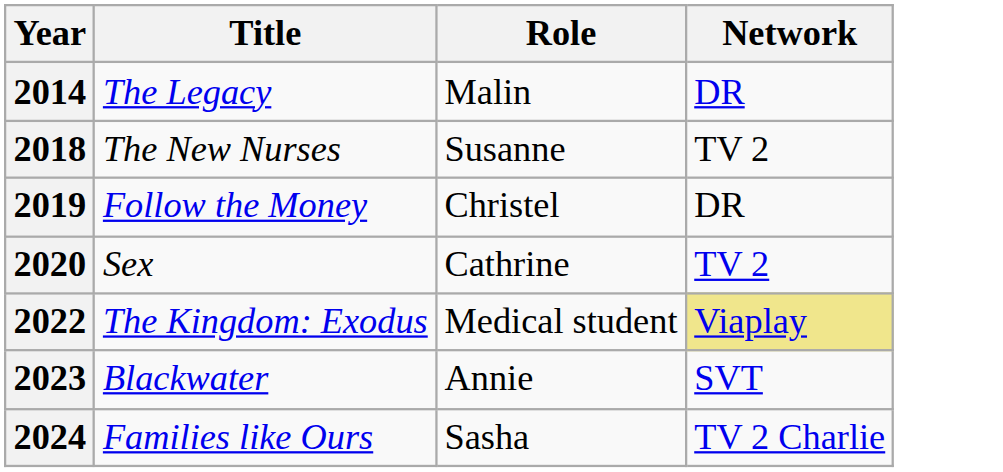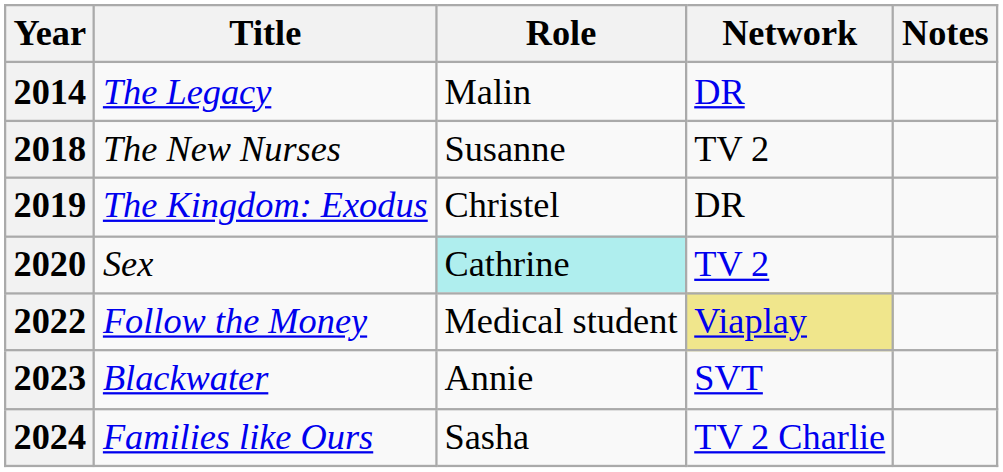+ column: (945, 33)
(235, 206) Follow the Money -> (265, 206) The Kingdom: Exodus
(507, 263) no background -> (507, 263) paleturquoise background
(265, 321) The Kingdom: Exodus -> (235, 321) Follow the Money
